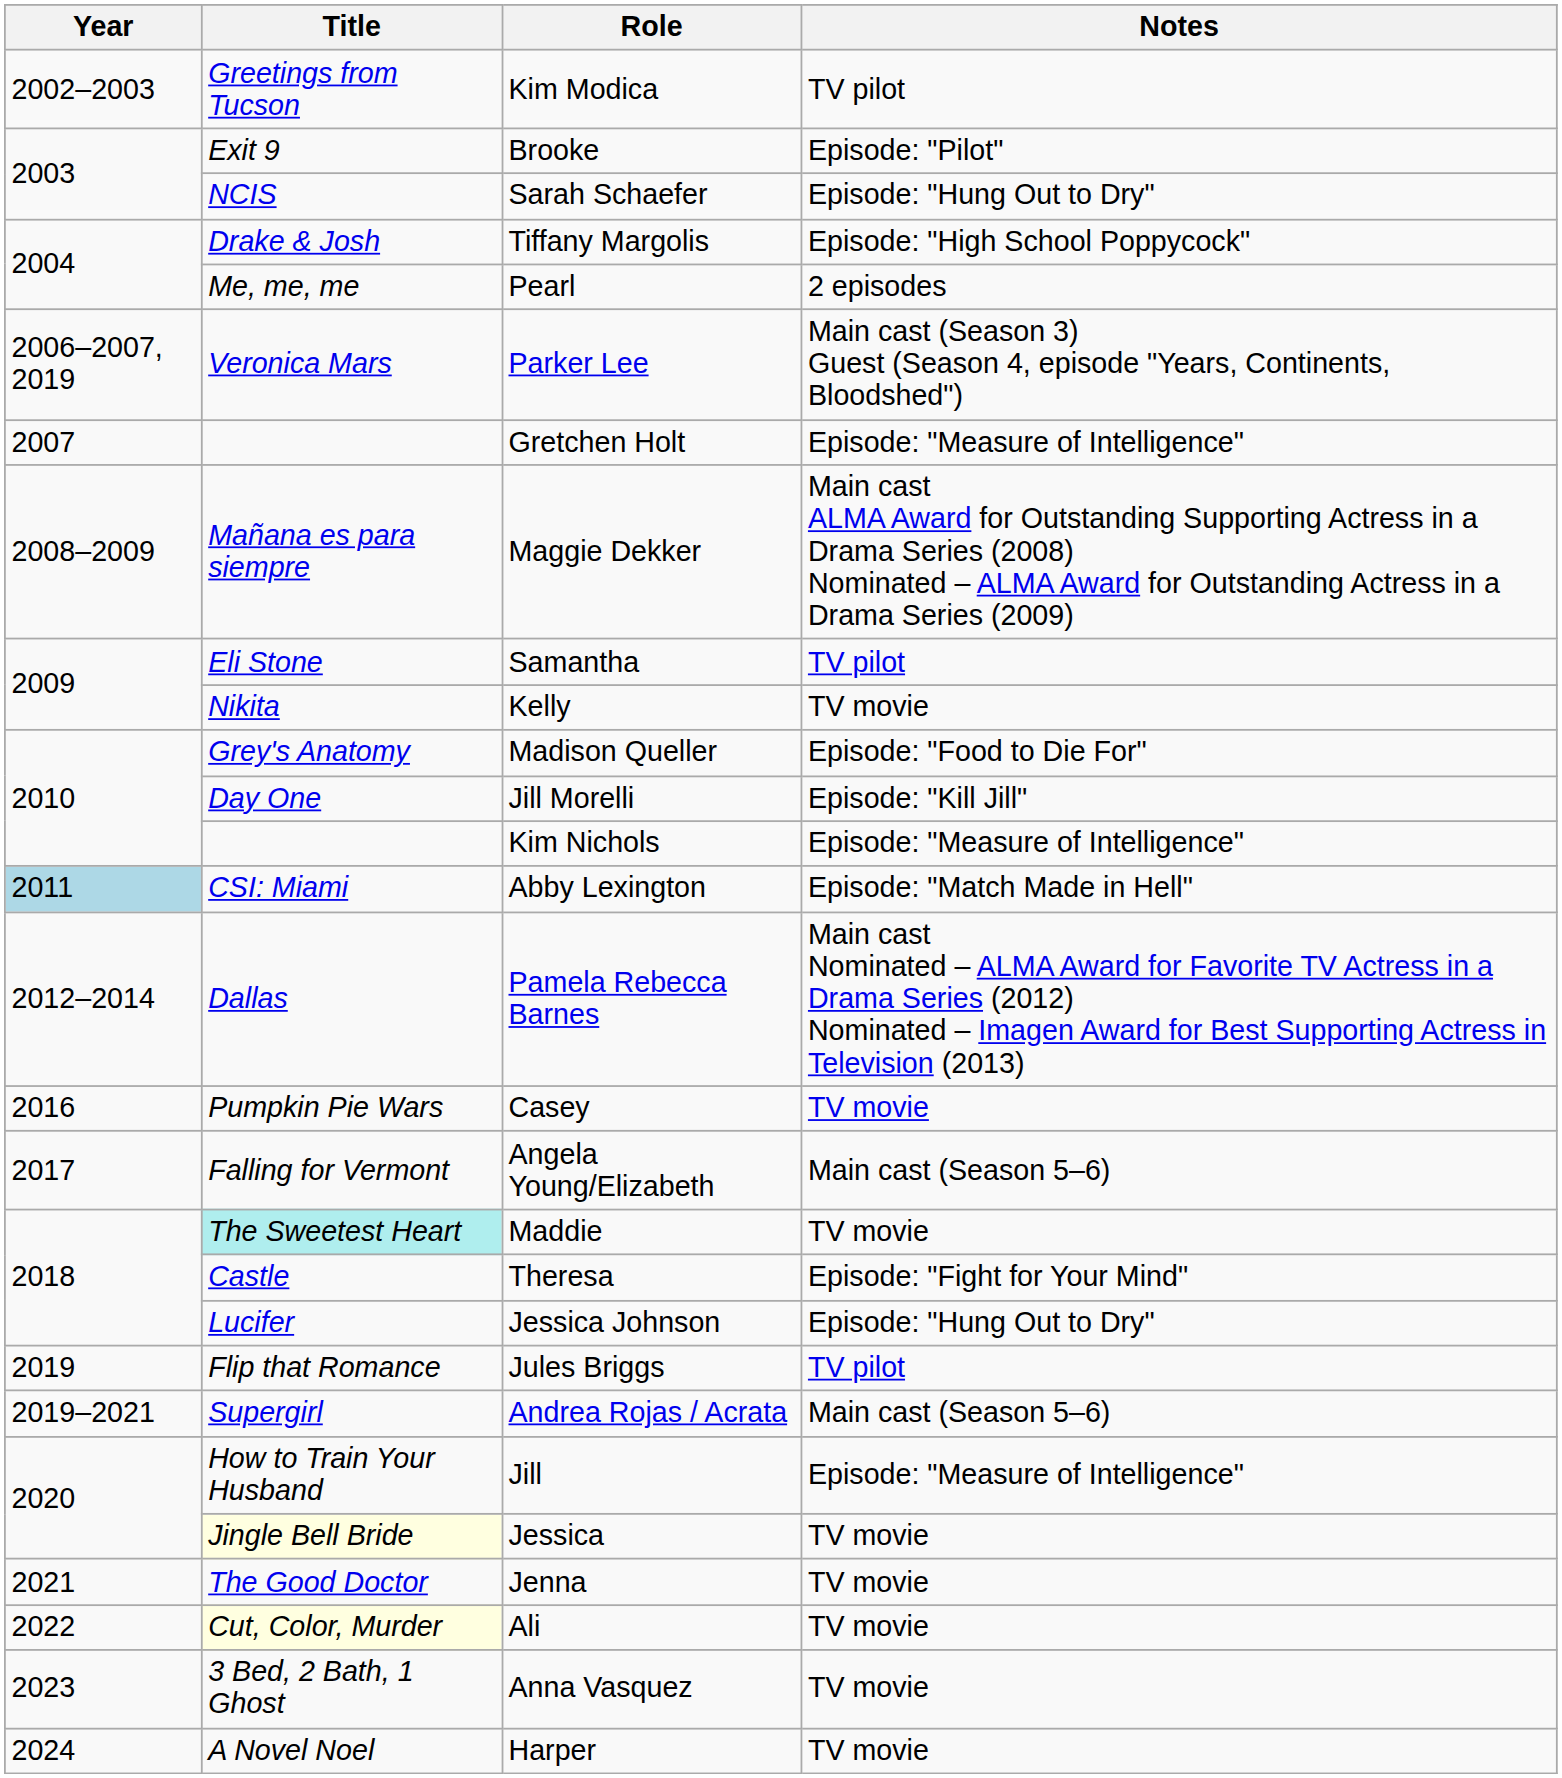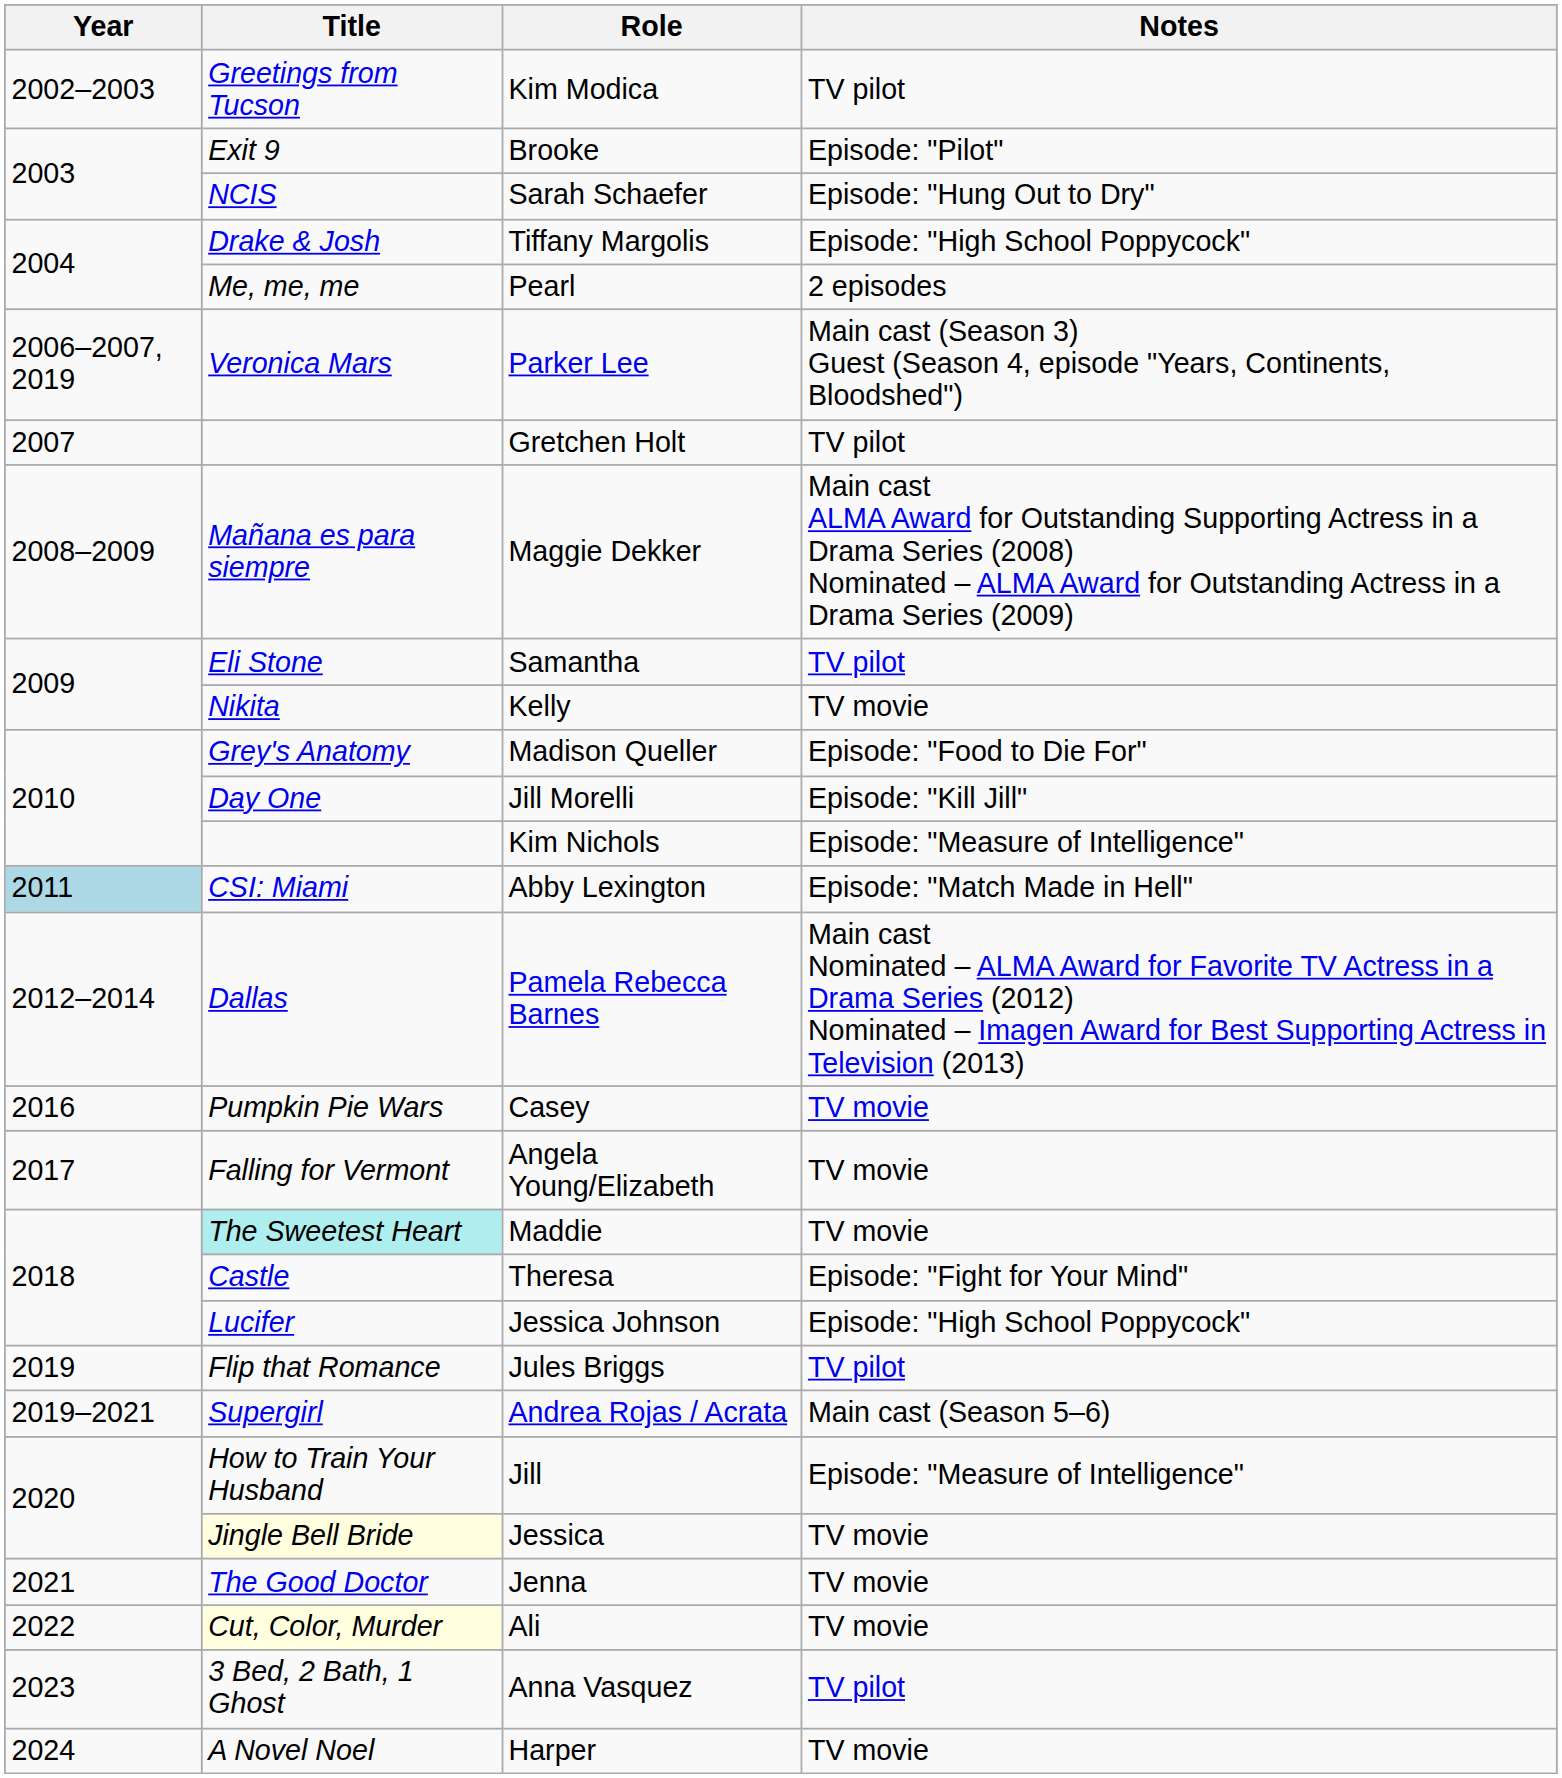(1026, 441) Episode: "Measure of Intelligence" -> (856, 441) TV pilot
(959, 1169) Main cast (Season 5–6) -> (868, 1169) TV movie
(981, 1322) Episode: "Hung Out to Dry" -> (1029, 1322) Episode: "High School Poppycock"
(868, 1688) TV movie -> (856, 1688) TV pilot
